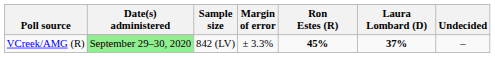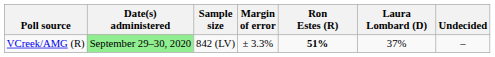(318, 43) 45% -> (318, 43) 51%
(397, 43) bold -> (397, 43) normal
